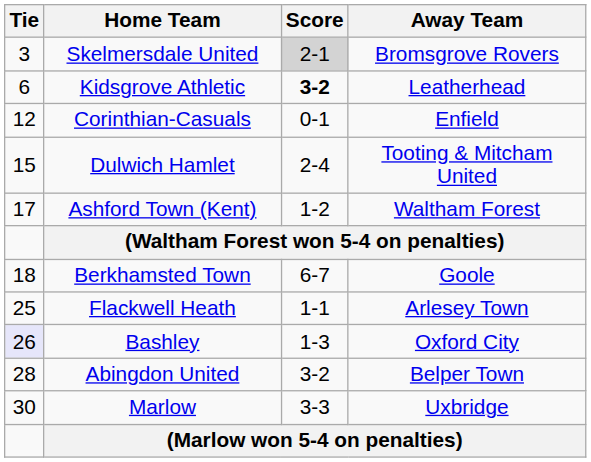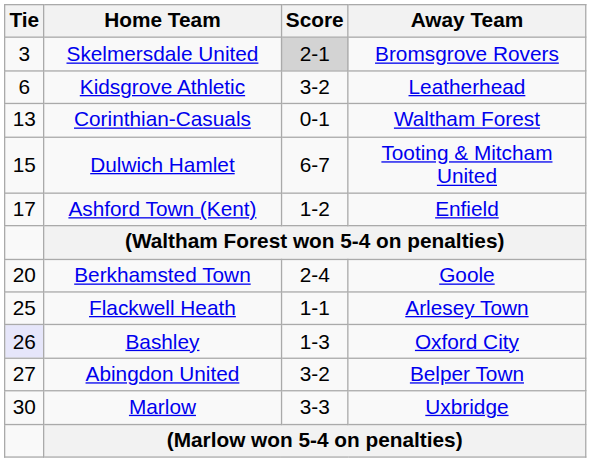(315, 86) bold -> (315, 86) normal
(24, 119) 12 -> (24, 119) 13
(467, 119) Enfield -> (467, 119) Waltham Forest
(315, 164) 2-4 -> (315, 164) 6-7
(467, 209) Waltham Forest -> (467, 209) Enfield
(24, 275) 18 -> (24, 275) 20
(315, 275) 6-7 -> (315, 275) 2-4
(24, 374) 28 -> (24, 374) 27
